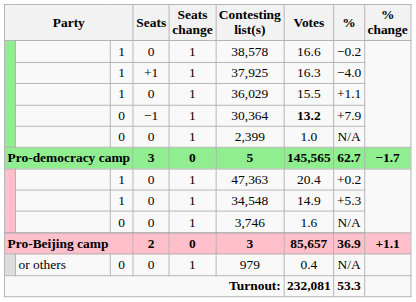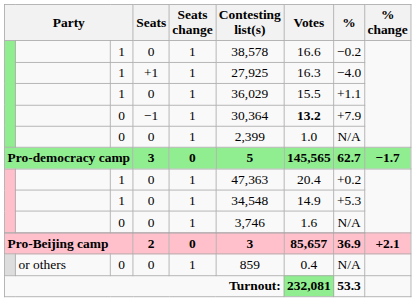(250, 72) 37,925 -> (250, 72) 27,925
(388, 243) +1.1 -> (388, 243) +2.1
(250, 264) 979 -> (250, 264) 859
(309, 286) no background -> (309, 286) lightgreen background
